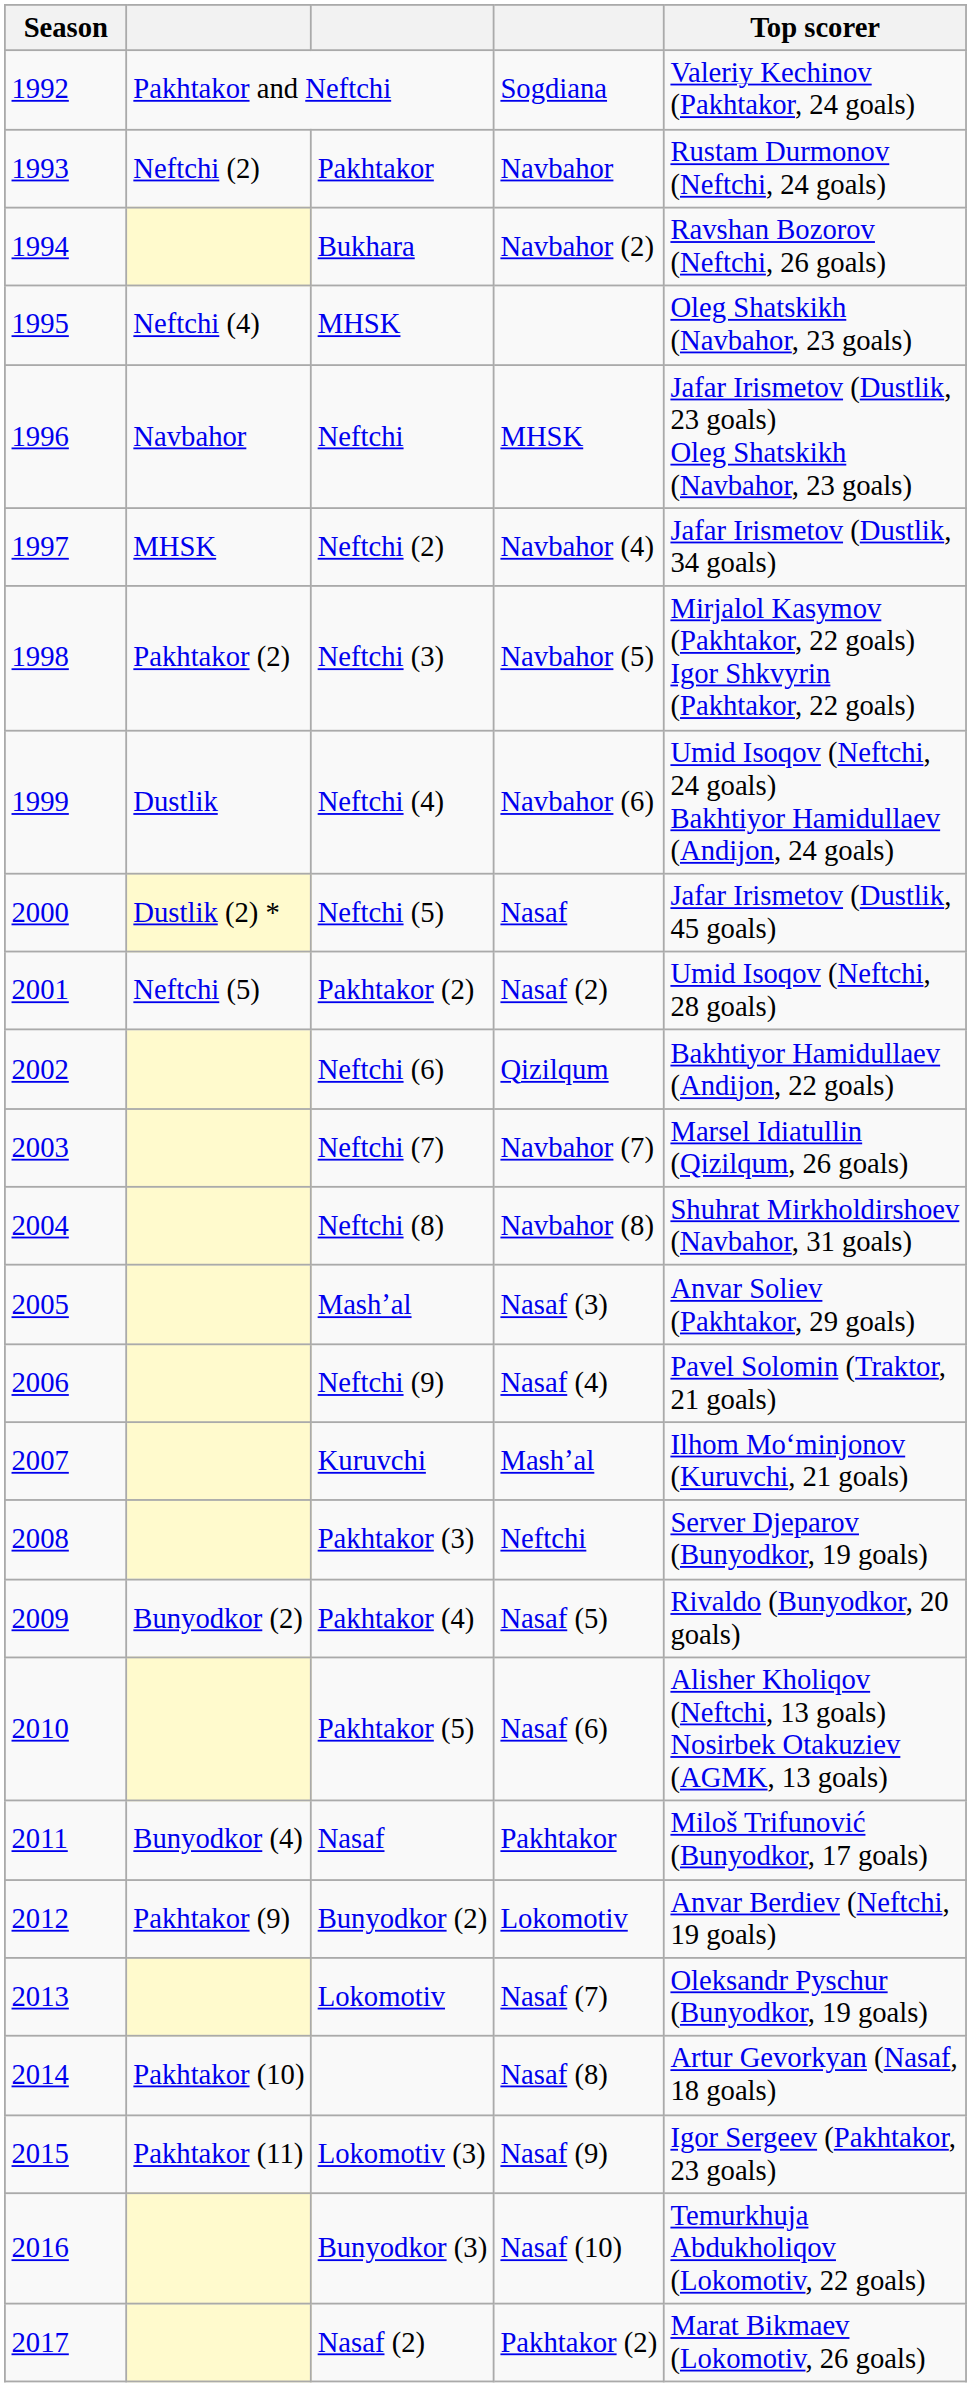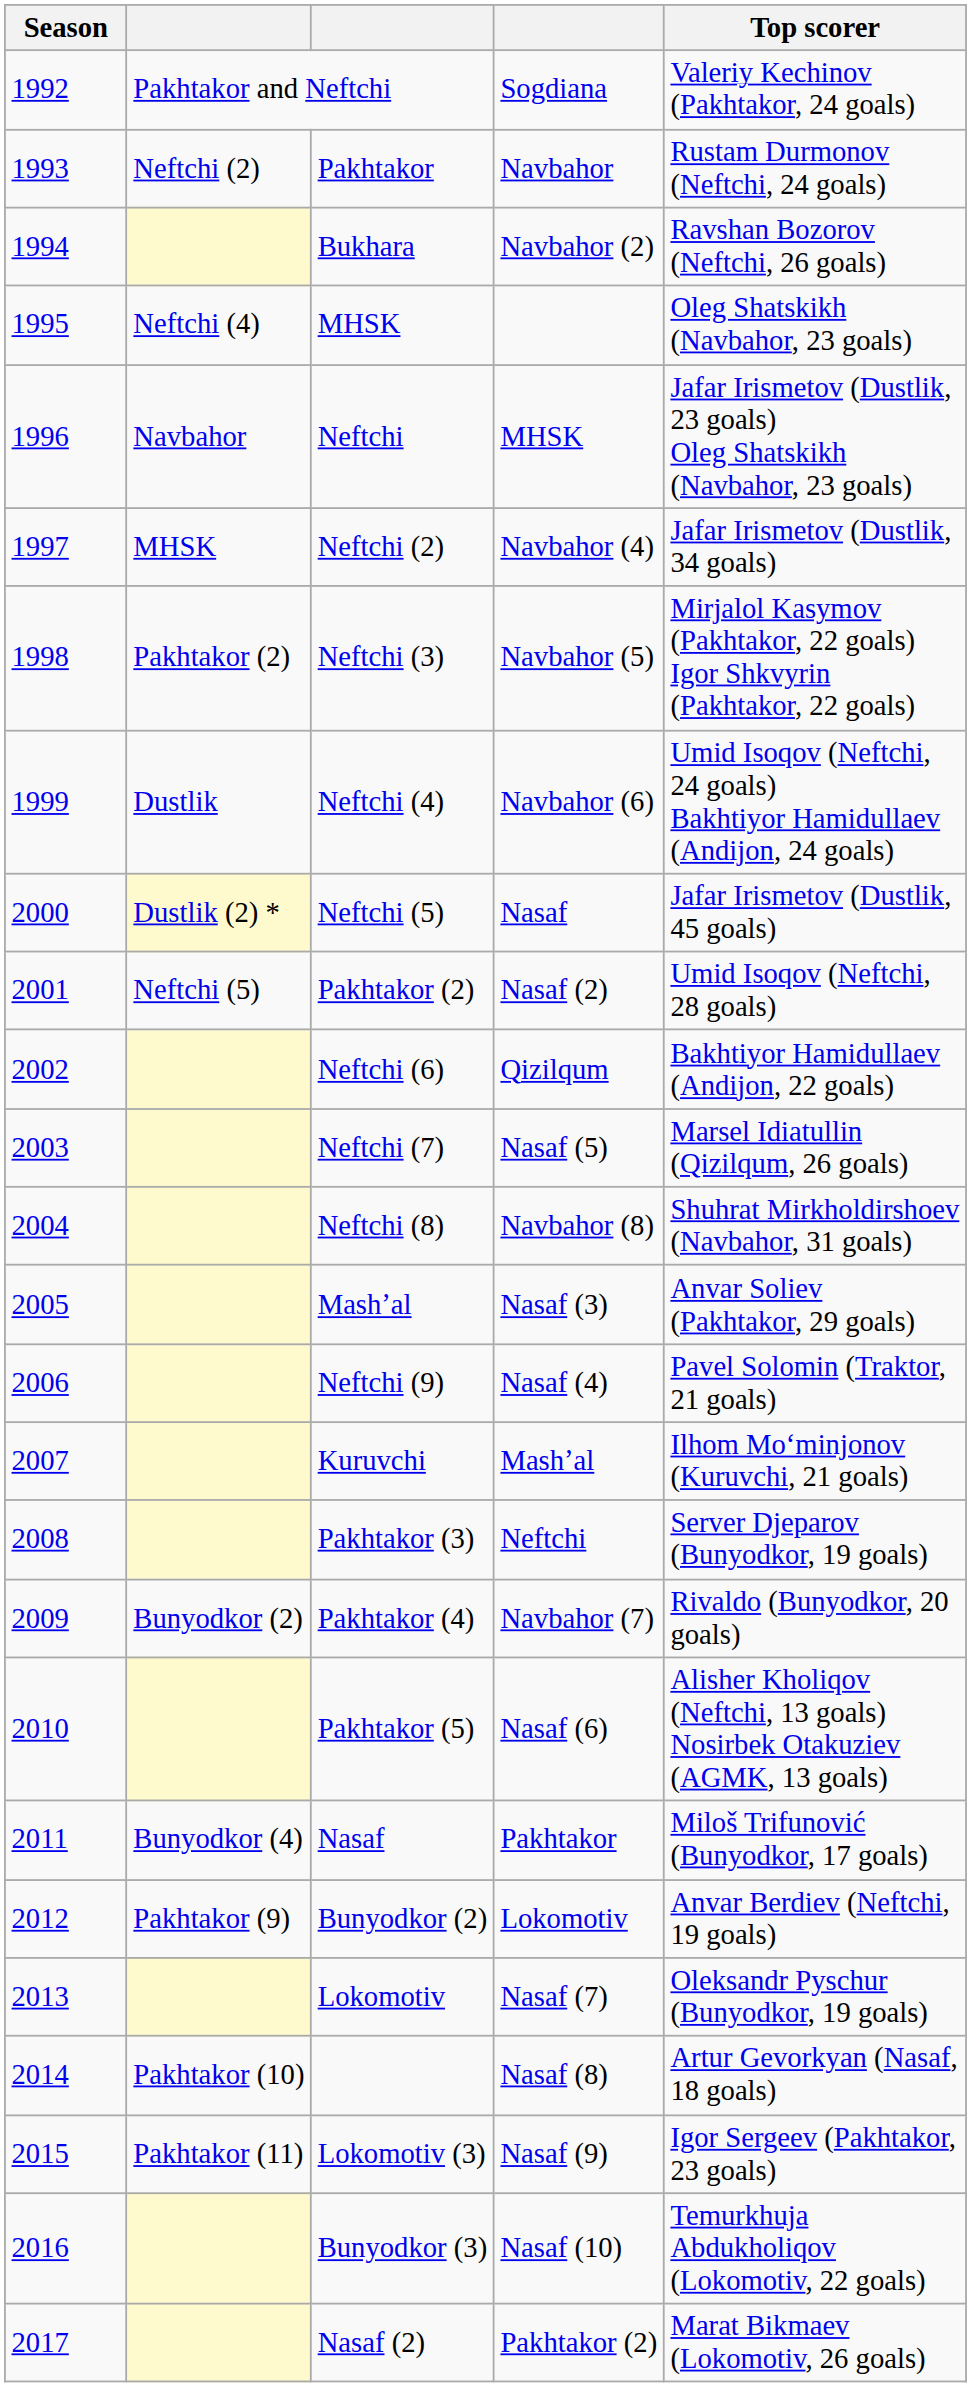(577, 1147) Navbahor (7) -> (554, 1147) Nasaf (5)
(554, 1617) Nasaf (5) -> (577, 1617) Navbahor (7)
